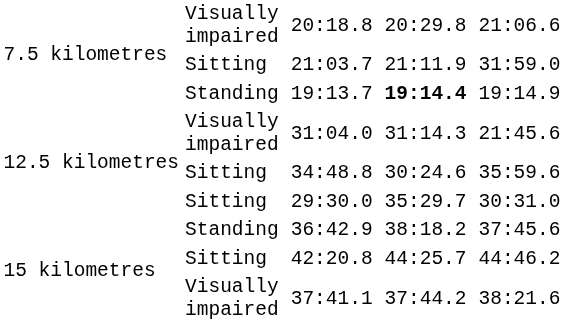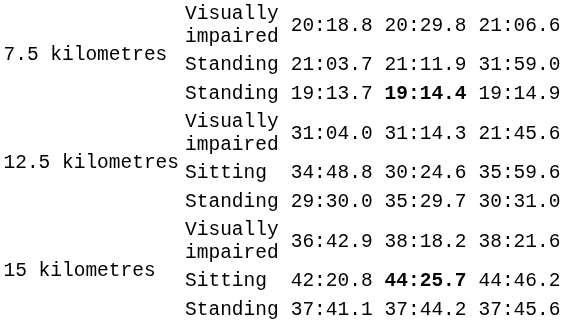(226, 65) Sitting -> (232, 65) Standing
(226, 201) Sitting -> (232, 201) Standing
(232, 230) Standing -> (232, 241) Visually impaired
(519, 230) 37:45.6 -> (519, 241) 38:21.6
(426, 258) normal -> (426, 281) bold
(232, 298) Visually impaired -> (232, 309) Standing
(519, 298) 38:21.6 -> (519, 309) 37:45.6
